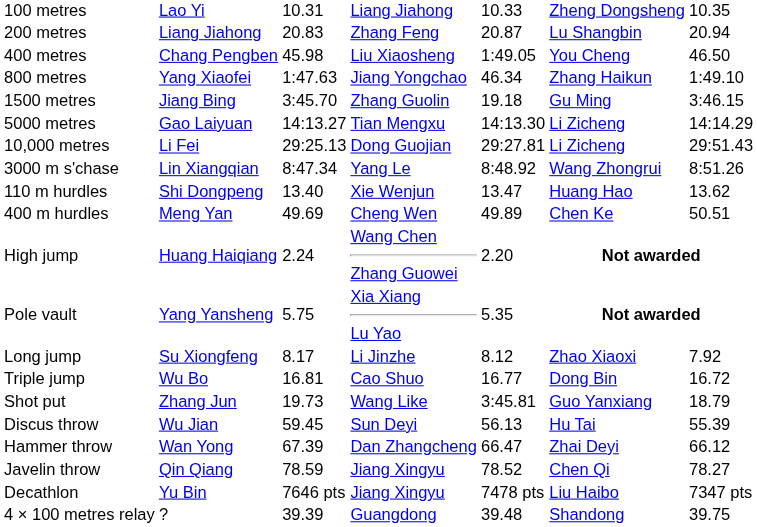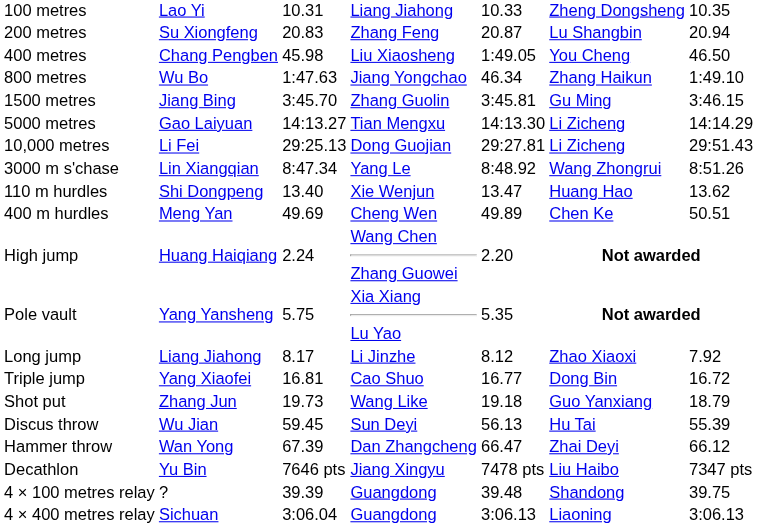(210, 33) Liang Jiahong -> (208, 33) Su Xiongfeng
(205, 78) Yang Xiaofei -> (183, 78) Wu Bo
(502, 100) 19.18 -> (508, 100) 3:45.81
(208, 356) Su Xiongfeng -> (210, 356) Liang Jiahong
(183, 379) Wu Bo -> (205, 379) Yang Xiaofei
(508, 401) 3:45.81 -> (502, 401) 19.18
- row: (52, 469)
+ row: (79, 515)
